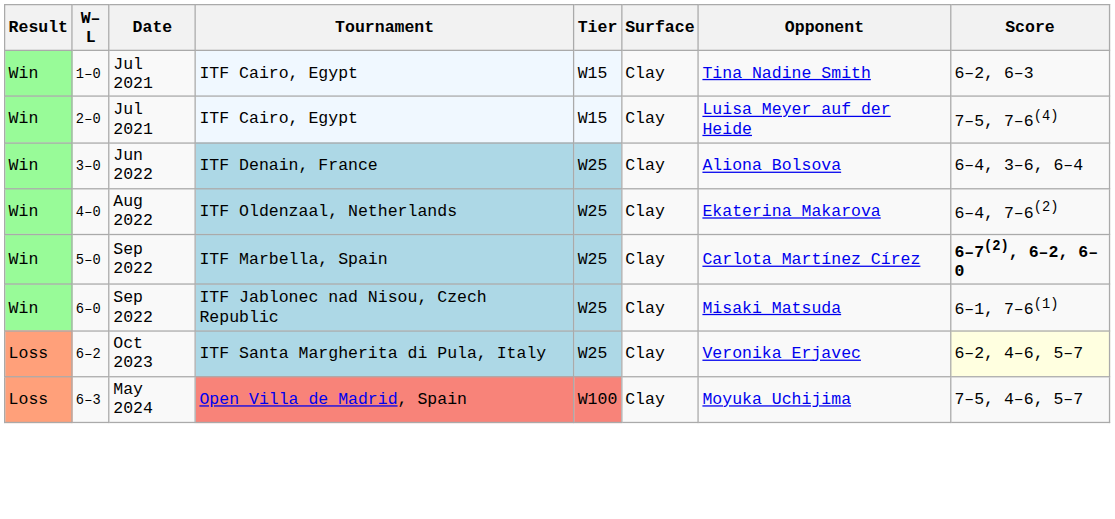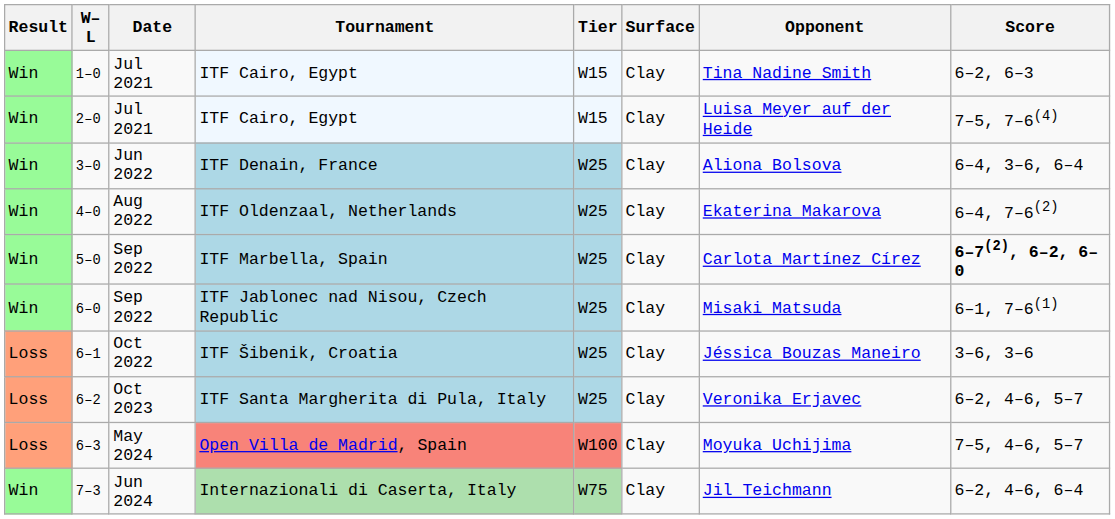+ row: (88, 354)
(1019, 354) lightyellow background -> (1019, 400) no background
+ row: (88, 492)
